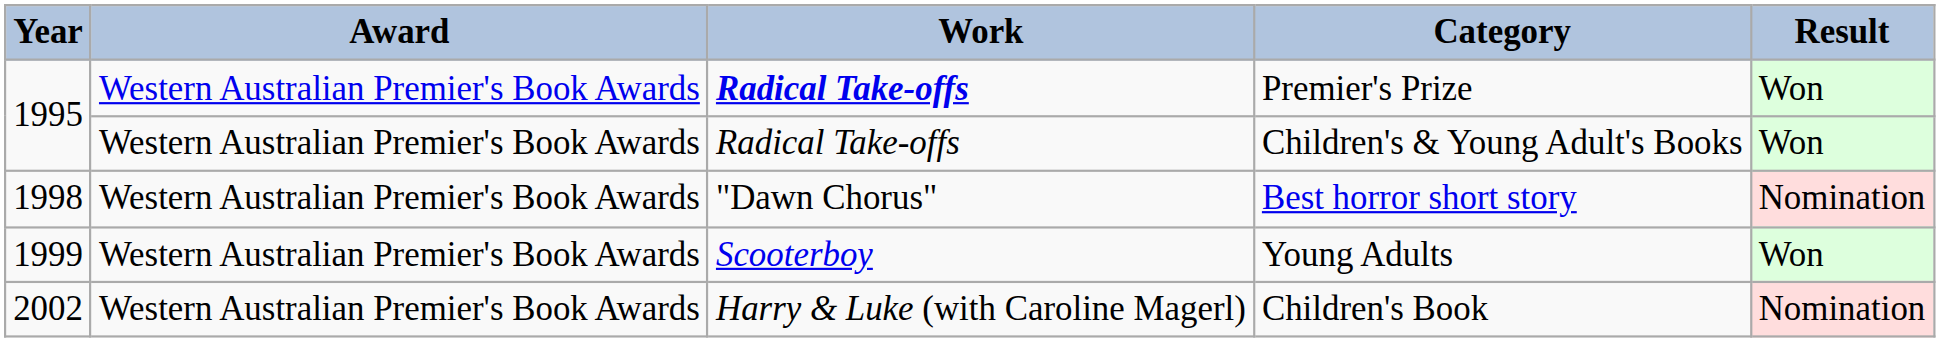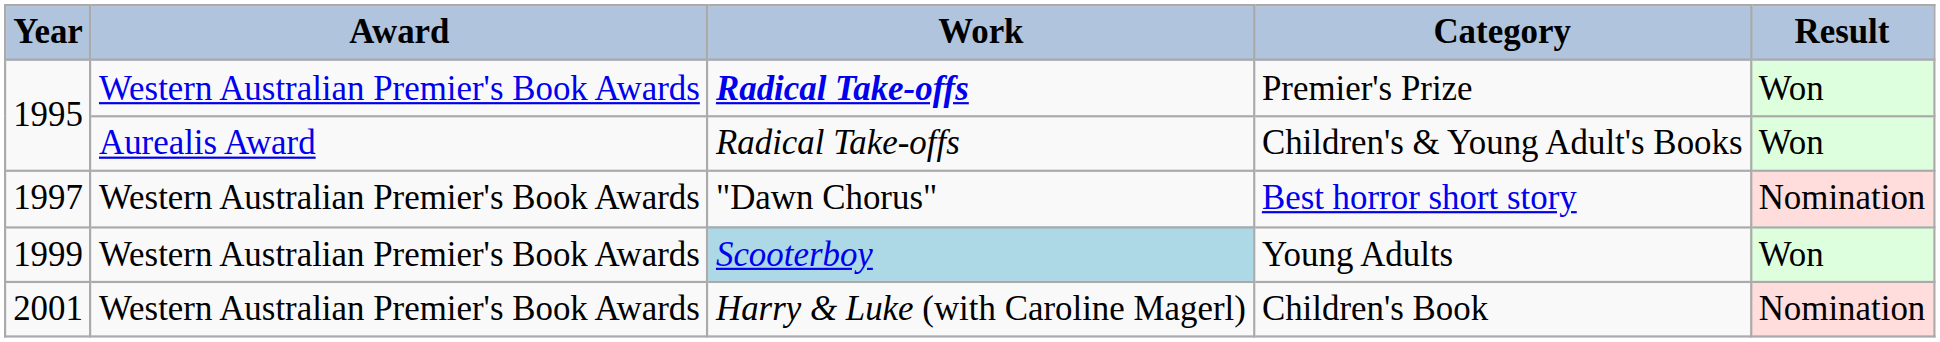(399, 142) Western Australian Premier's Book Awards -> (207, 142) Aurealis Award
(48, 198) 1998 -> (48, 198) 1997
(794, 253) no background -> (794, 253) lightblue background
(48, 308) 2002 -> (48, 308) 2001
